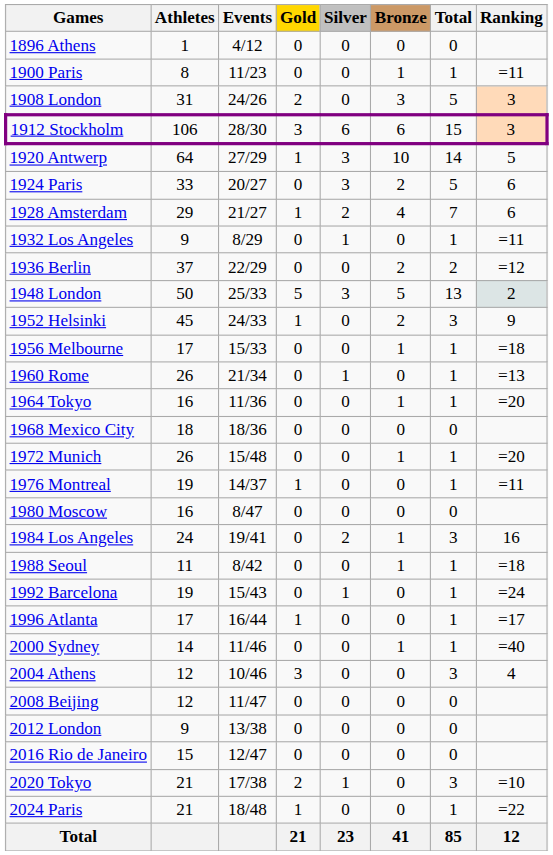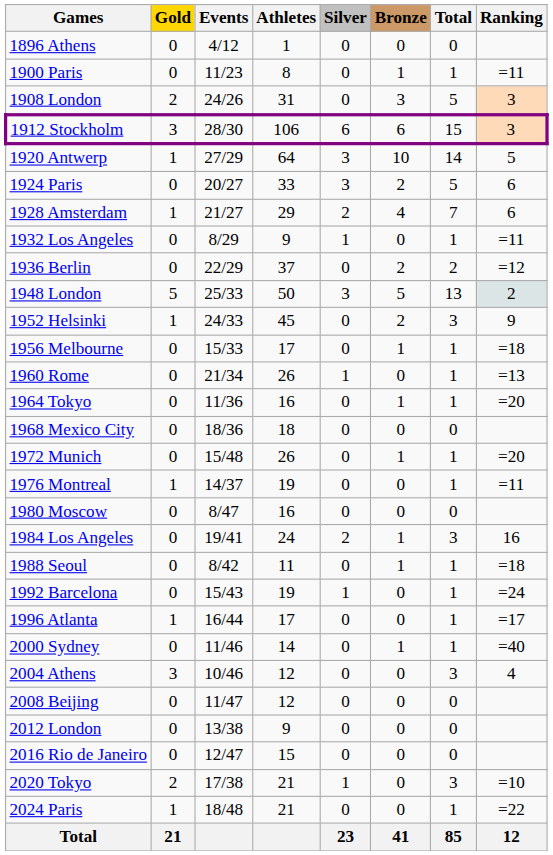columns swapped: (185, 18) <-> (298, 18)
